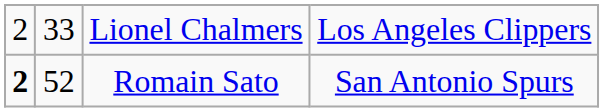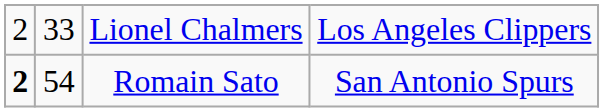(59, 80) 52 -> (59, 80) 54
